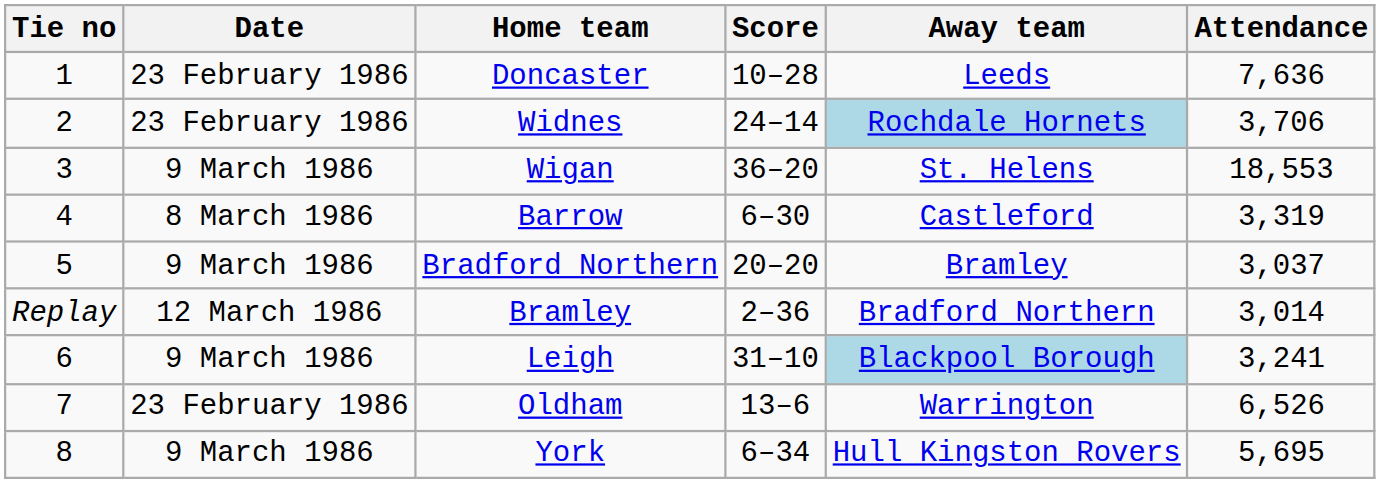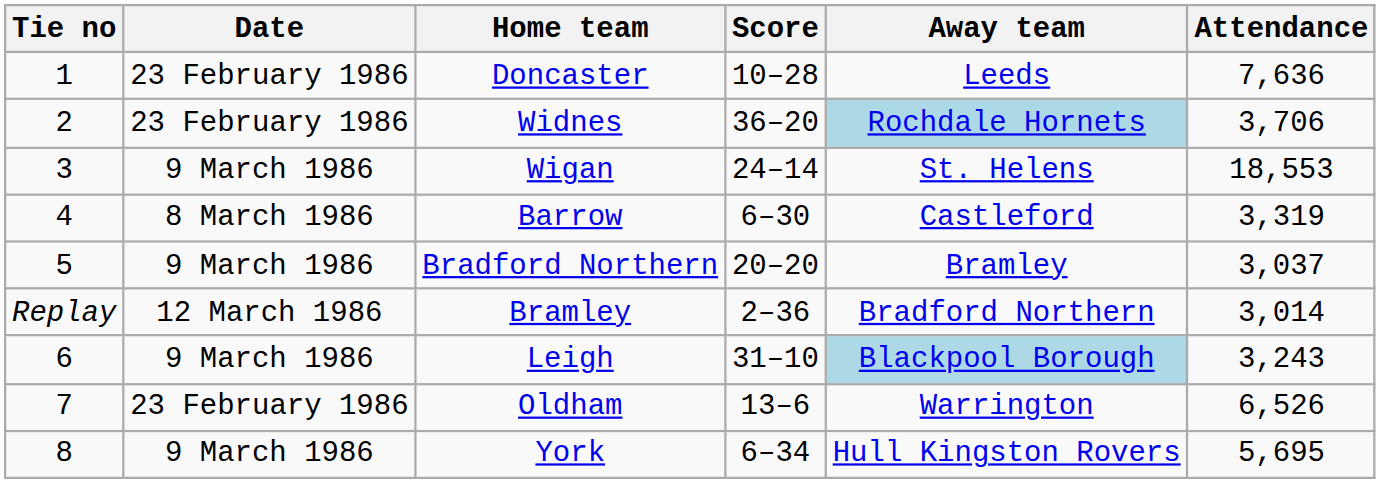(775, 123) 24–14 -> (775, 123) 36–20
(775, 170) 36–20 -> (775, 170) 24–14
(1281, 359) 3,241 -> (1281, 359) 3,243
